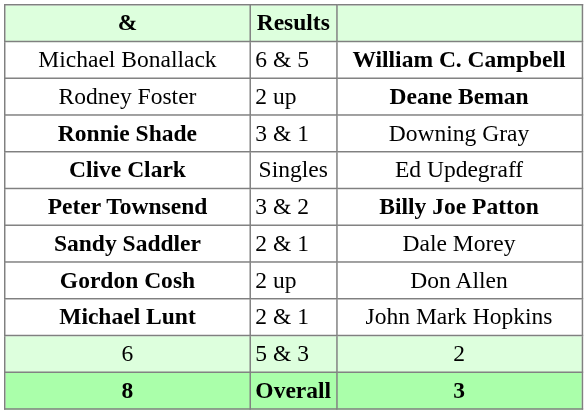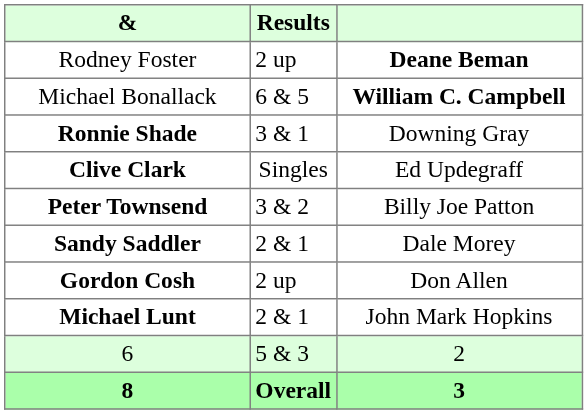rows swapped: (127, 59) <-> (127, 96)
(459, 206) bold -> (459, 206) normal
